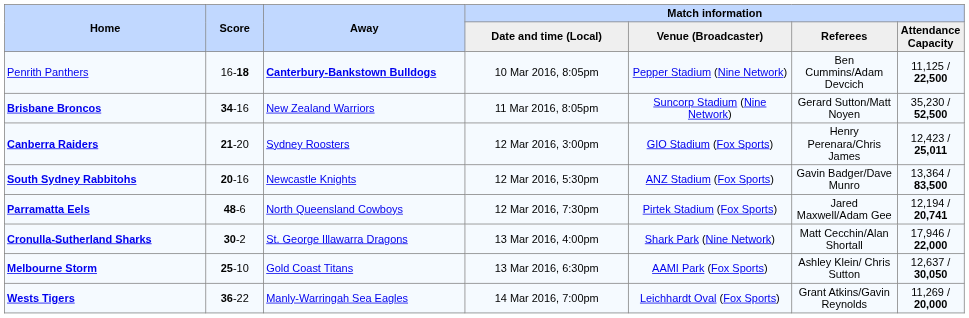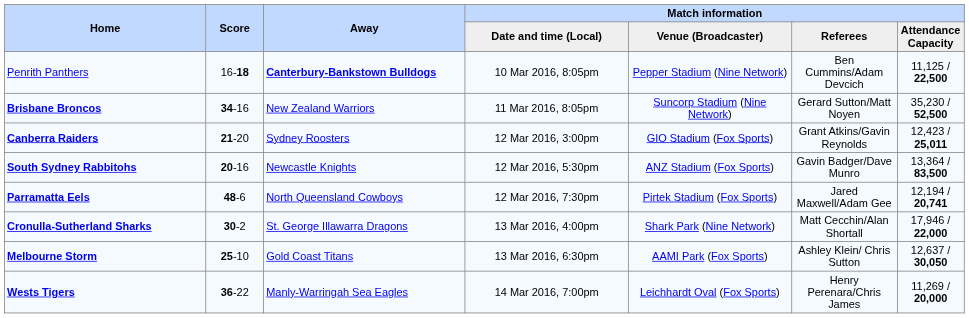(844, 144) Henry Perenara/Chris James -> (844, 138) Grant Atkins/Gavin Reynolds
(844, 298) Grant Atkins/Gavin Reynolds -> (844, 292) Henry Perenara/Chris James
